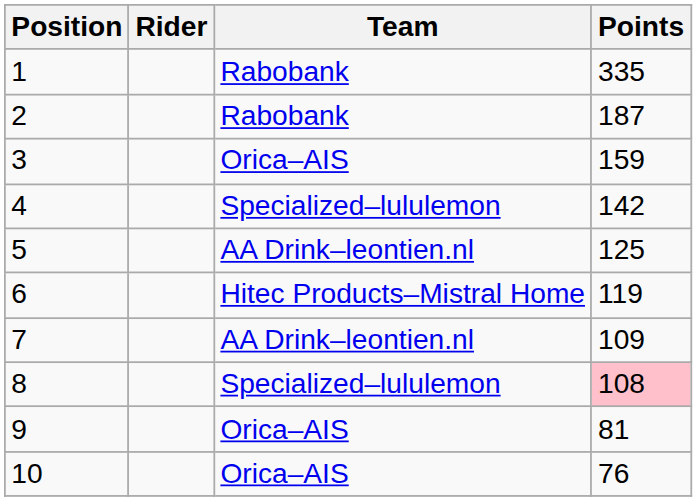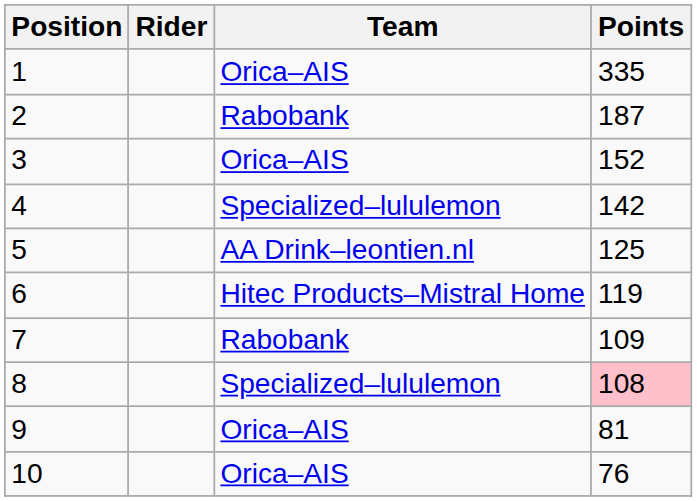(285, 71) Rabobank -> (285, 71) Orica–AIS
(621, 160) 159 -> (621, 160) 152
(347, 339) AA Drink–leontien.nl -> (285, 339) Rabobank
